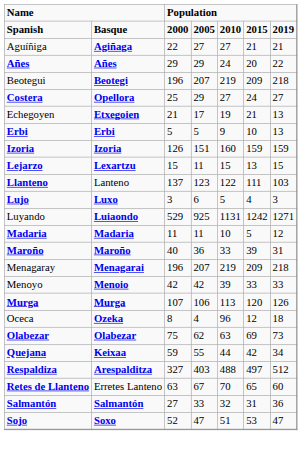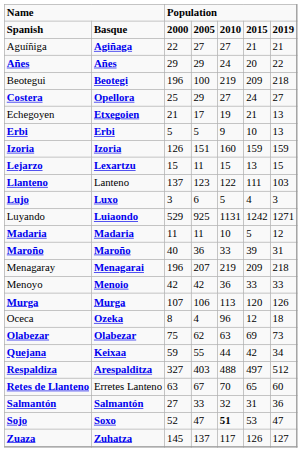(201, 81) 207 -> (201, 81) 100
(225, 285) 39 -> (225, 285) 36
(225, 421) normal -> (225, 421) bold
+ row: (21, 438)
